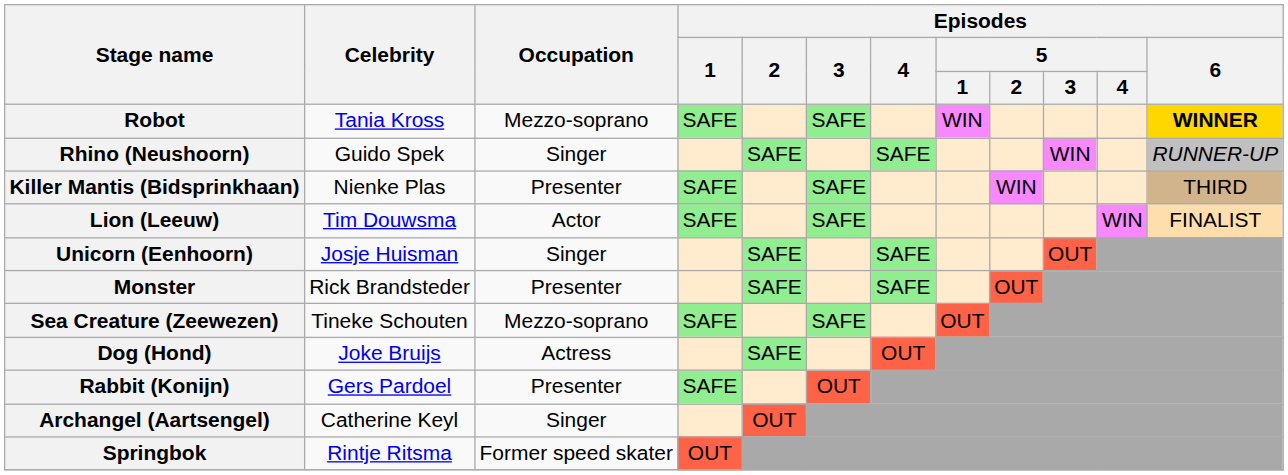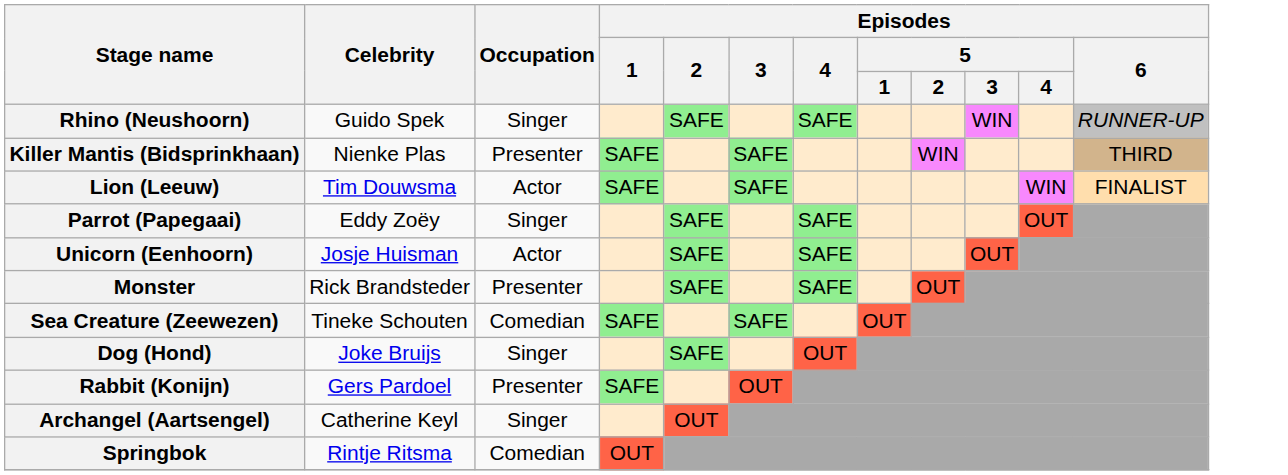- row: (154, 120)
+ row: (154, 220)
(576, 253) Singer -> (537, 253) Actor
(576, 320) Mezzo-soprano -> (537, 320) Comedian
(576, 353) Actress -> (537, 353) Singer
(576, 453) Former speed skater -> (537, 453) Comedian
